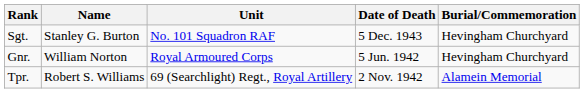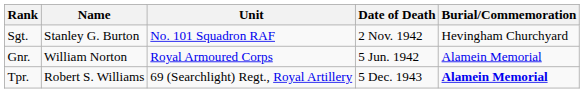(390, 35) 5 Dec. 1943 -> (390, 35) 2 Nov. 1942
(505, 56) Hevingham Churchyard -> (492, 56) Alamein Memorial
(390, 77) 2 Nov. 1942 -> (390, 77) 5 Dec. 1943
(492, 77) normal -> (495, 77) bold
